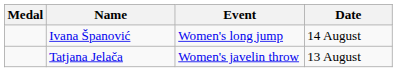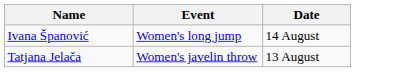- column: (25, 14)
